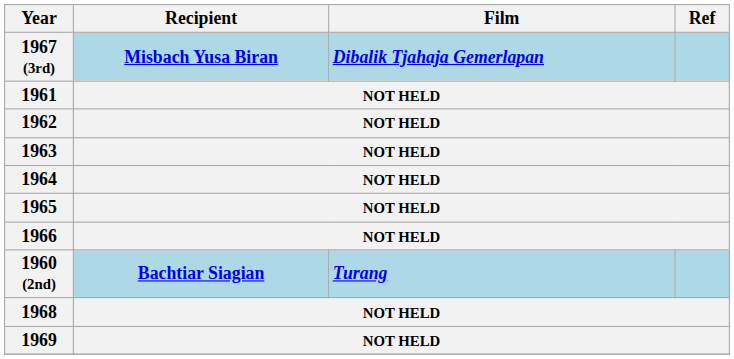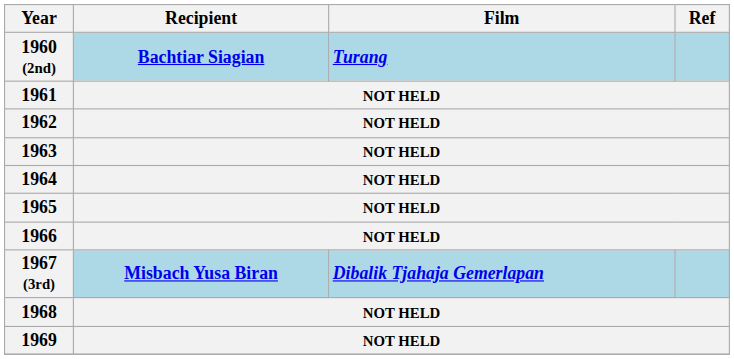rows swapped: (39, 273) <-> (39, 56)
